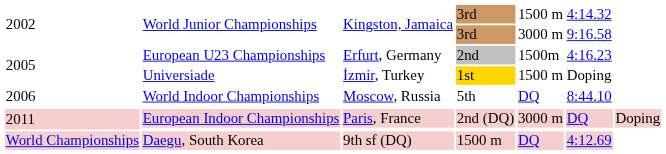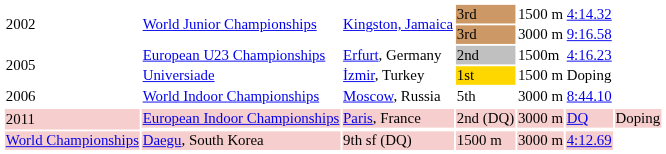(529, 96) DQ -> (540, 96) 3000 m
(529, 140) DQ -> (540, 140) 3000 m
